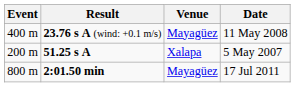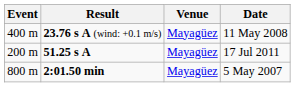(184, 52) Xalapa -> (192, 52) Mayagüez
(253, 52) 5 May 2007 -> (251, 52) 17 Jul 2011
(251, 71) 17 Jul 2011 -> (253, 71) 5 May 2007
